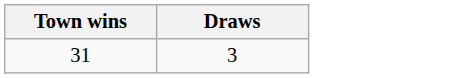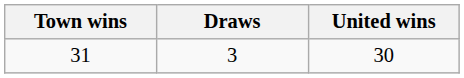+ column: (384, 21)
